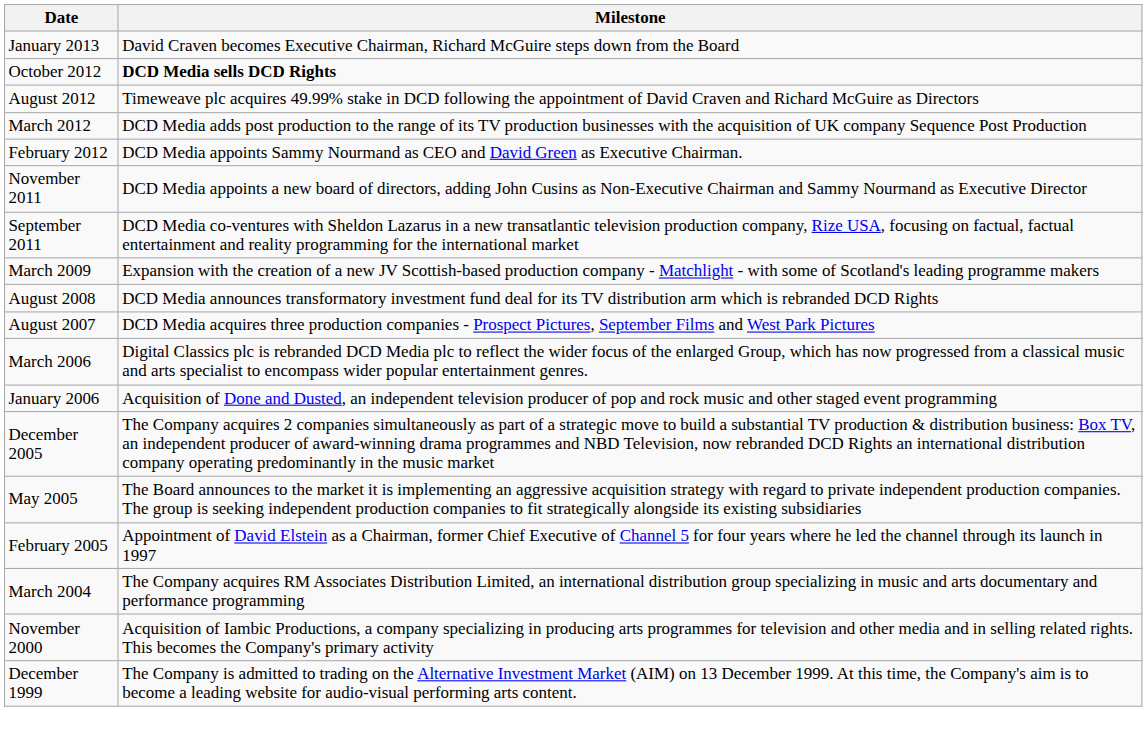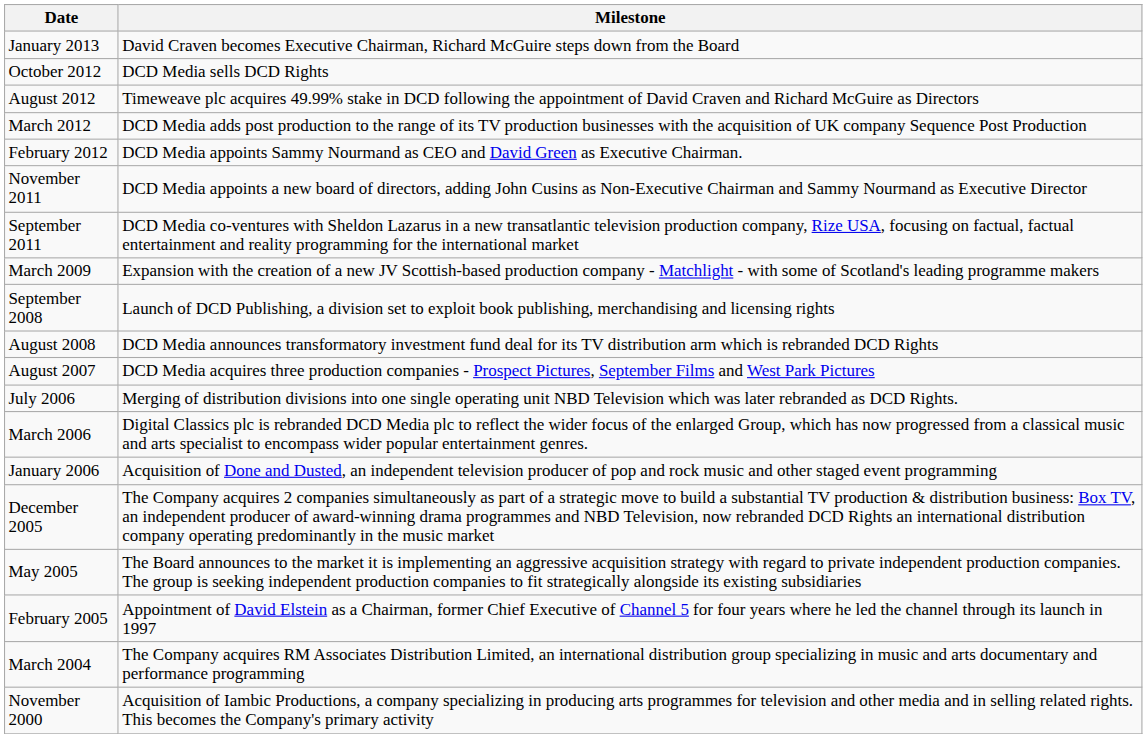(229, 71) bold -> (225, 71) normal
+ row: (45, 307)
+ row: (42, 397)
- row: (43, 683)
